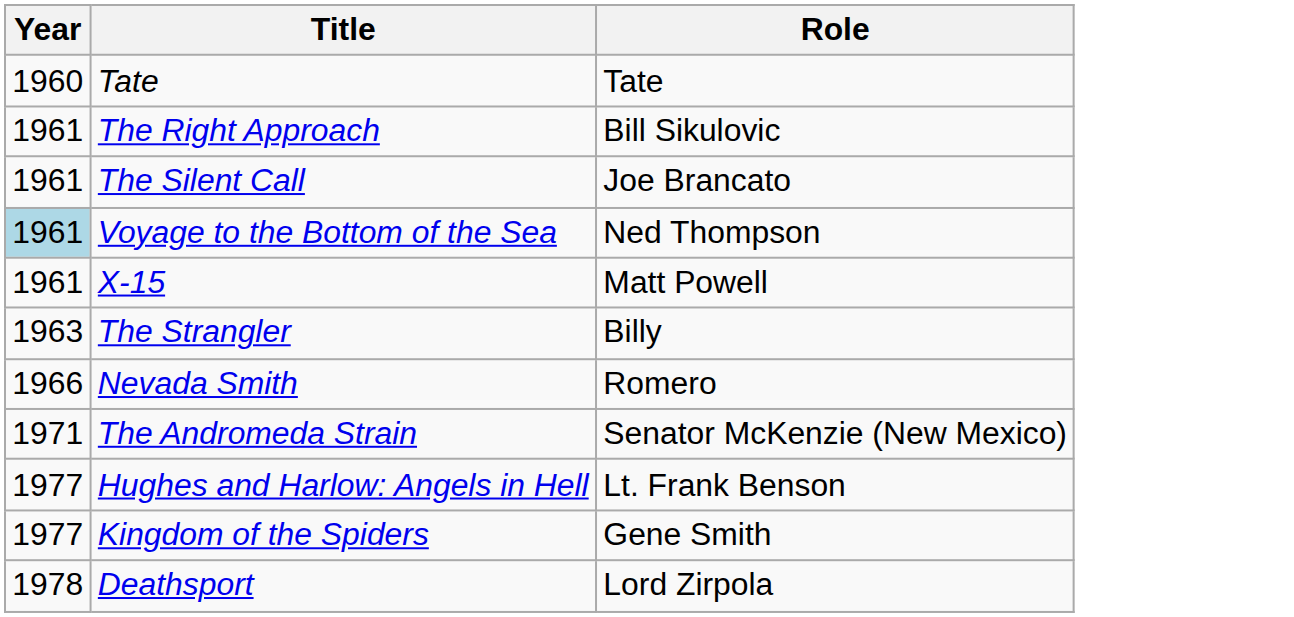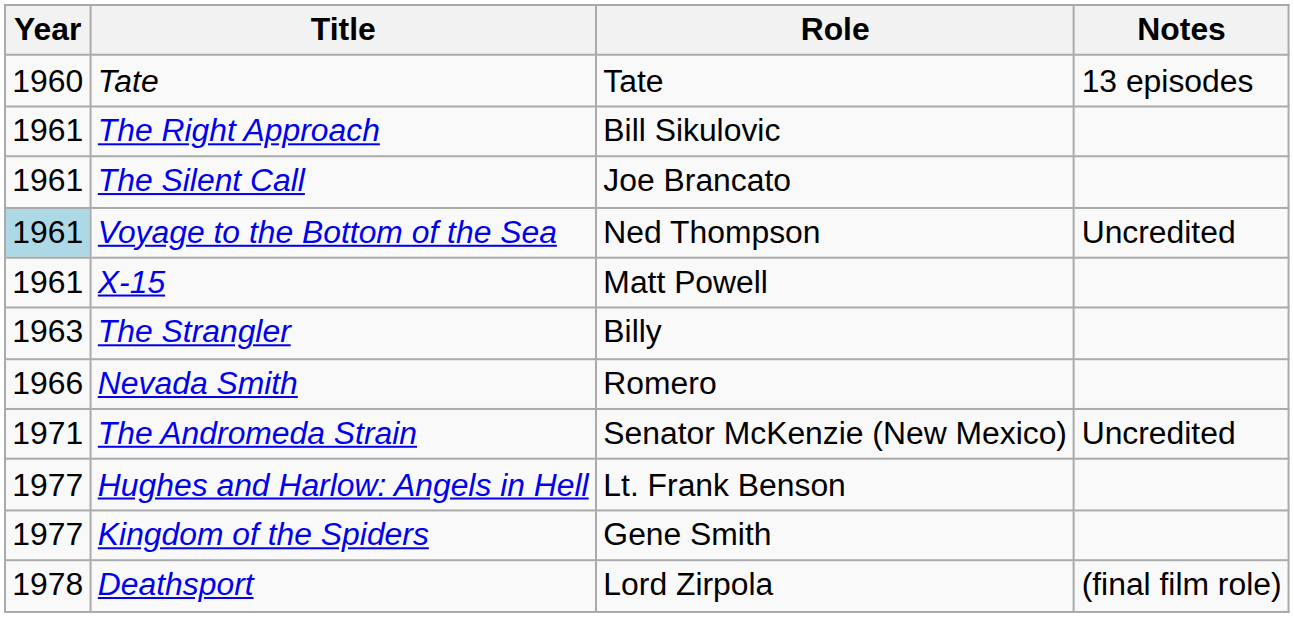+ column: (1182, 29)
